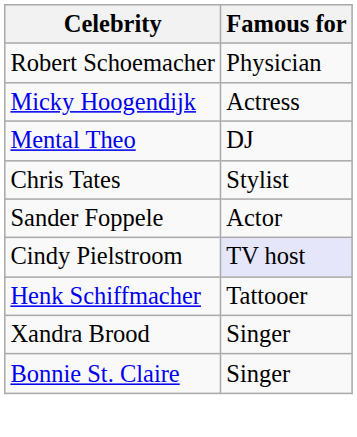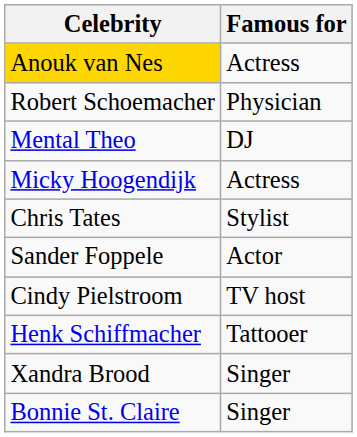+ row: (87, 62)
rows swapped: (73, 140) <-> (103, 101)
(266, 256) lavender background -> (266, 295) no background
